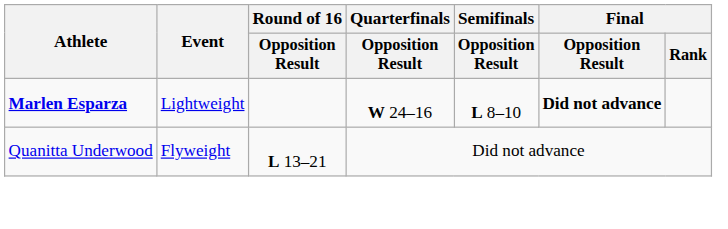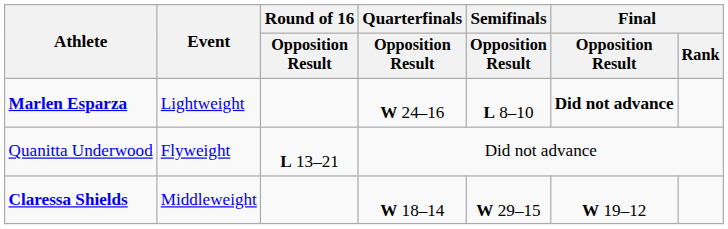+ row: (68, 200)
